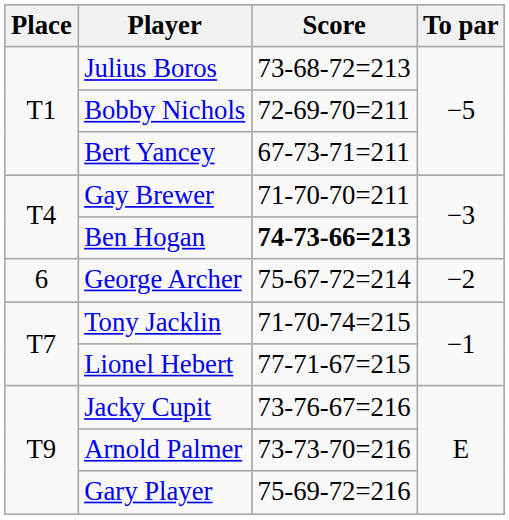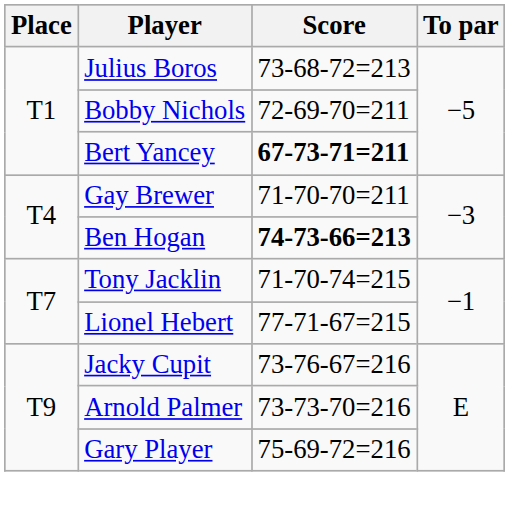(334, 152) normal -> (333, 152) bold
- row: (163, 279)
